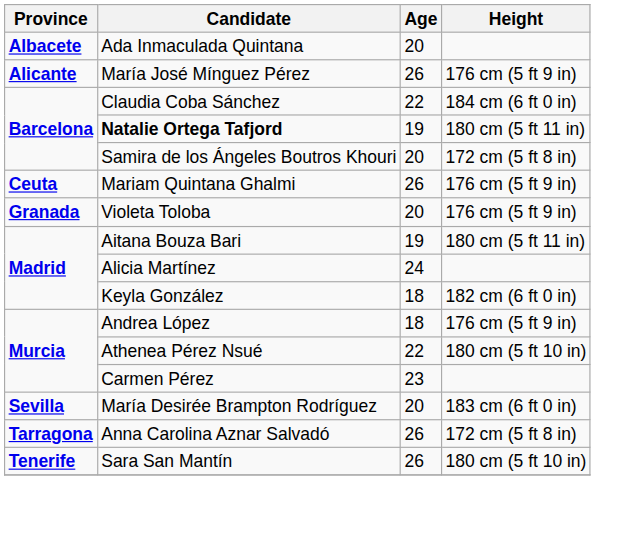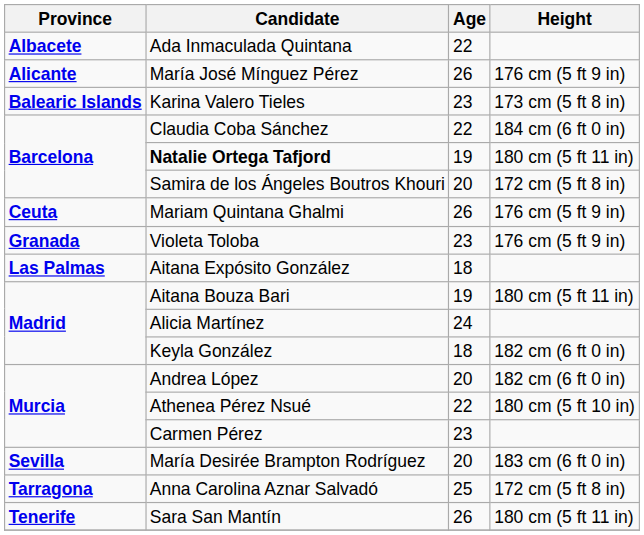(414, 46) 20 -> (463, 46) 22
+ row: (227, 102)
(414, 212) 20 -> (463, 240) 23
+ row: (250, 268)
(414, 323) 18 -> (463, 378) 20
(511, 323) 176 cm (5 ft 9 in) -> (560, 378) 182 cm (6 ft 0 in)
(414, 434) 26 -> (463, 489) 25
(516, 461) 180 cm (5 ft 10 in) -> (564, 517) 180 cm (5 ft 11 in)
